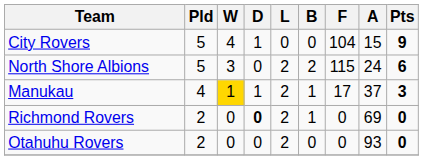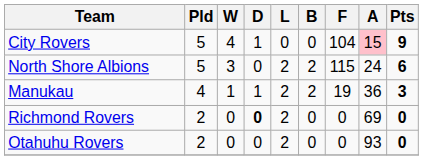(373, 42) no background -> (373, 42) pink background
(231, 92) gold background -> (231, 92) no background
(312, 92) 1 -> (312, 92) 2
(342, 92) 17 -> (342, 92) 19
(373, 92) 37 -> (373, 92) 36
(312, 117) 1 -> (312, 117) 0
